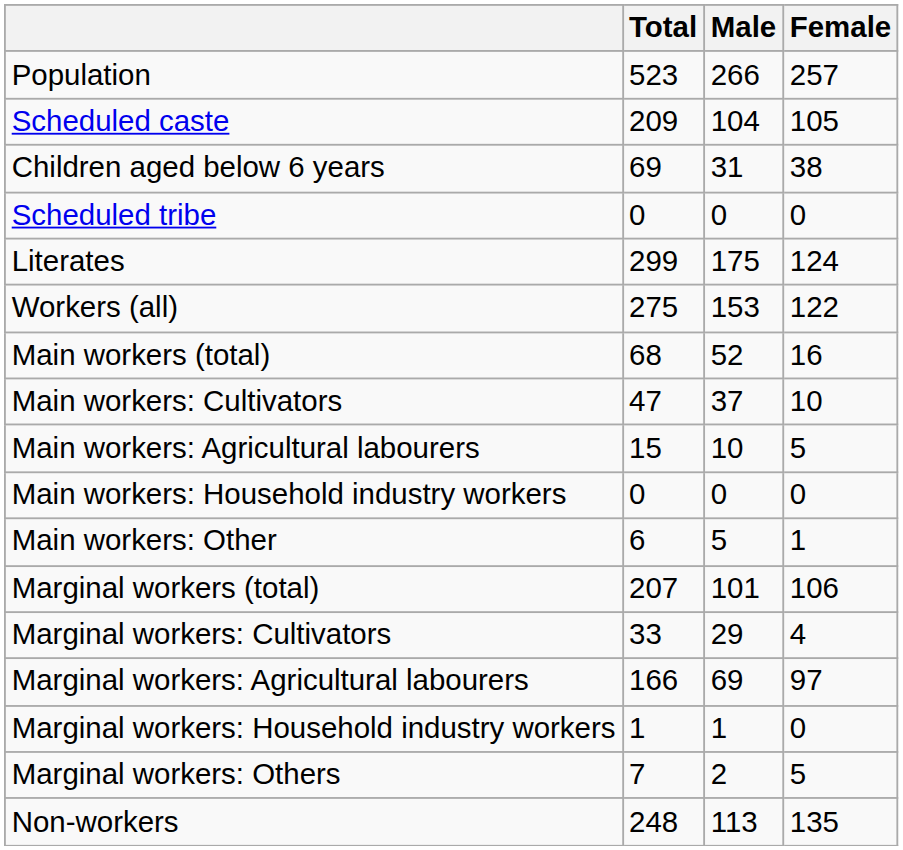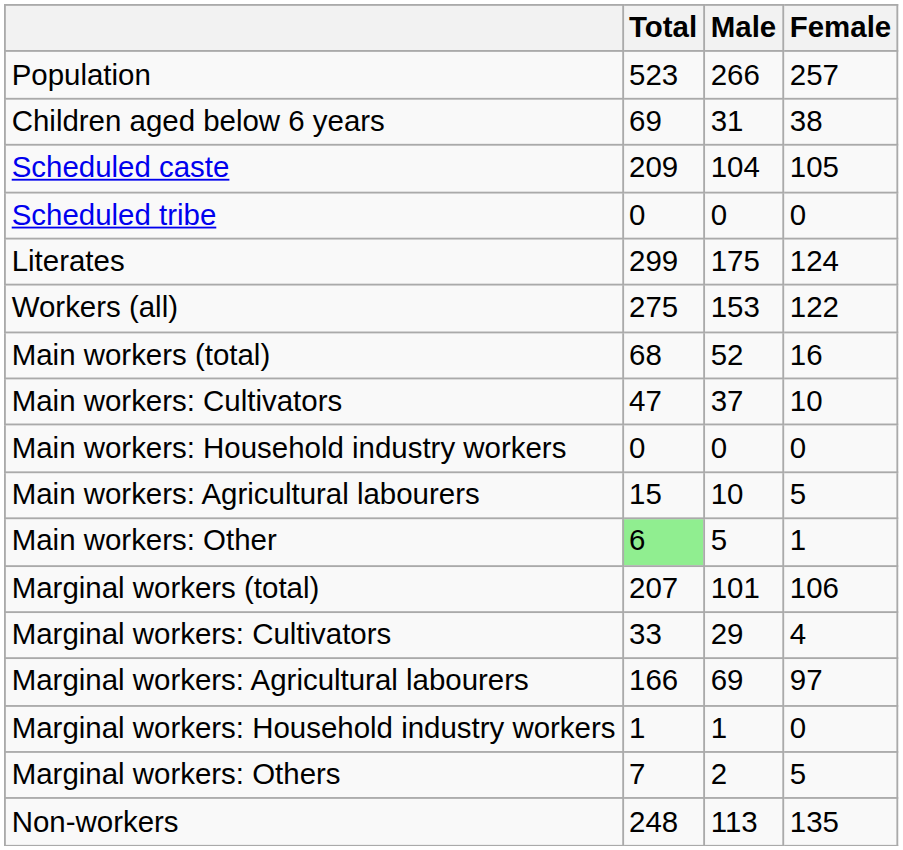rows swapped: (198, 167) <-> (121, 121)
rows swapped: (246, 448) <-> (289, 494)
(637, 541) no background -> (637, 541) lightgreen background
